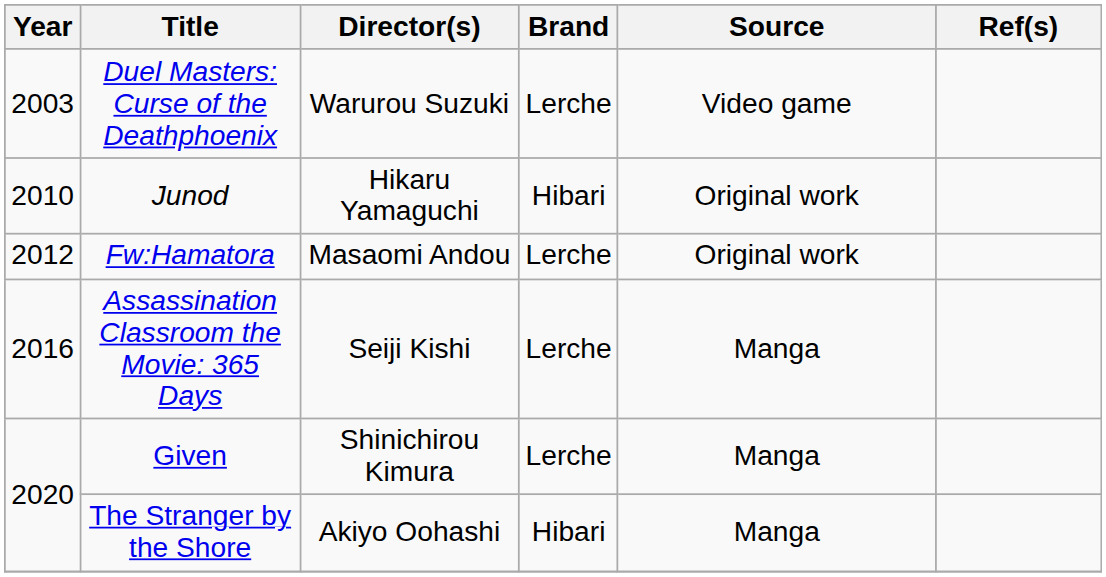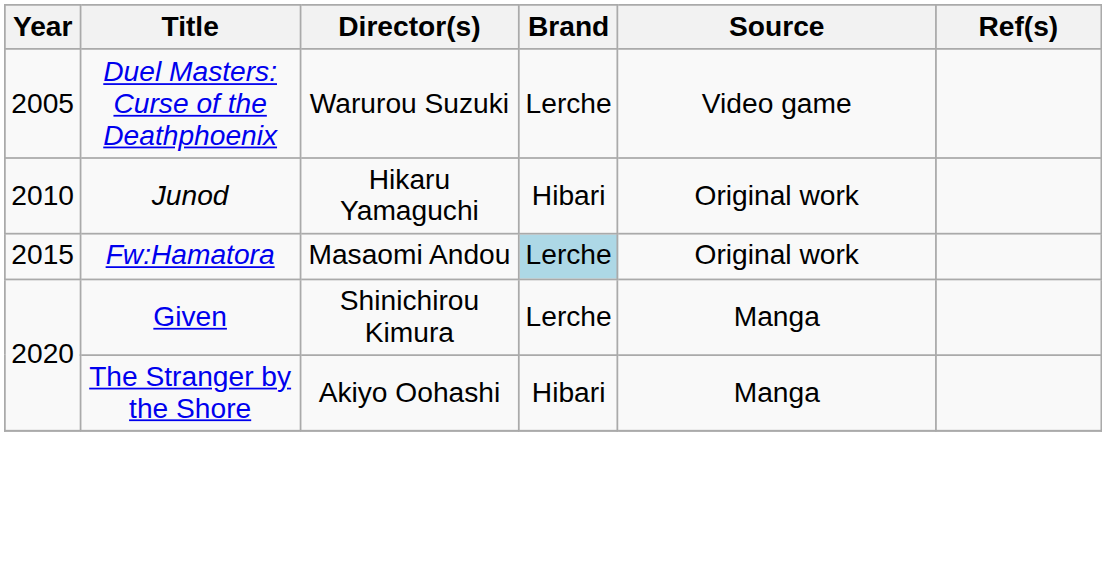(43, 103) 2003 -> (43, 103) 2005
(43, 255) 2012 -> (43, 255) 2015
(569, 255) no background -> (569, 255) lightblue background
- row: (190, 348)
